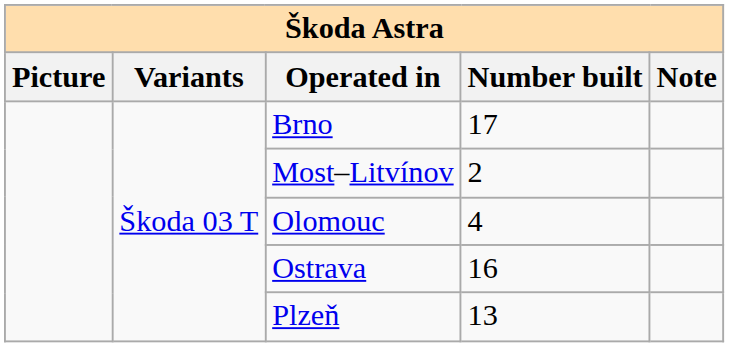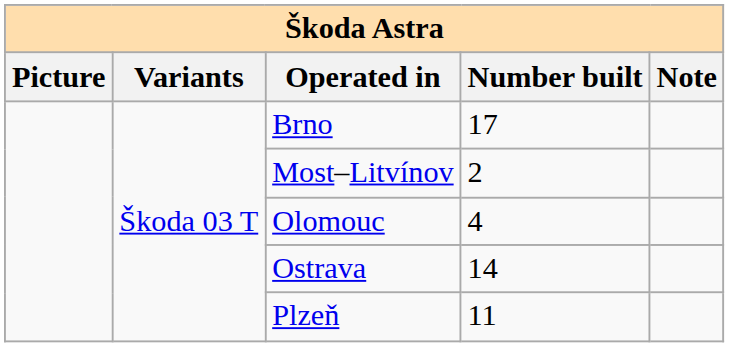(483, 268) 16 -> (483, 268) 14
(483, 316) 13 -> (482, 316) 11
